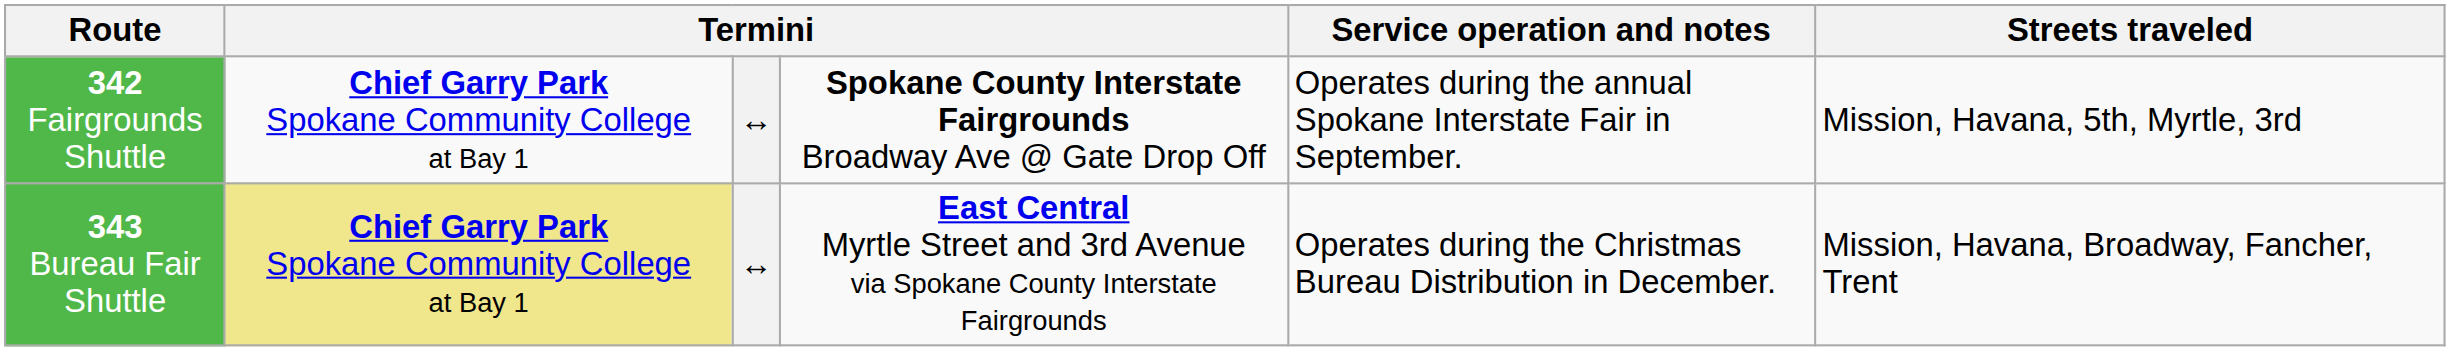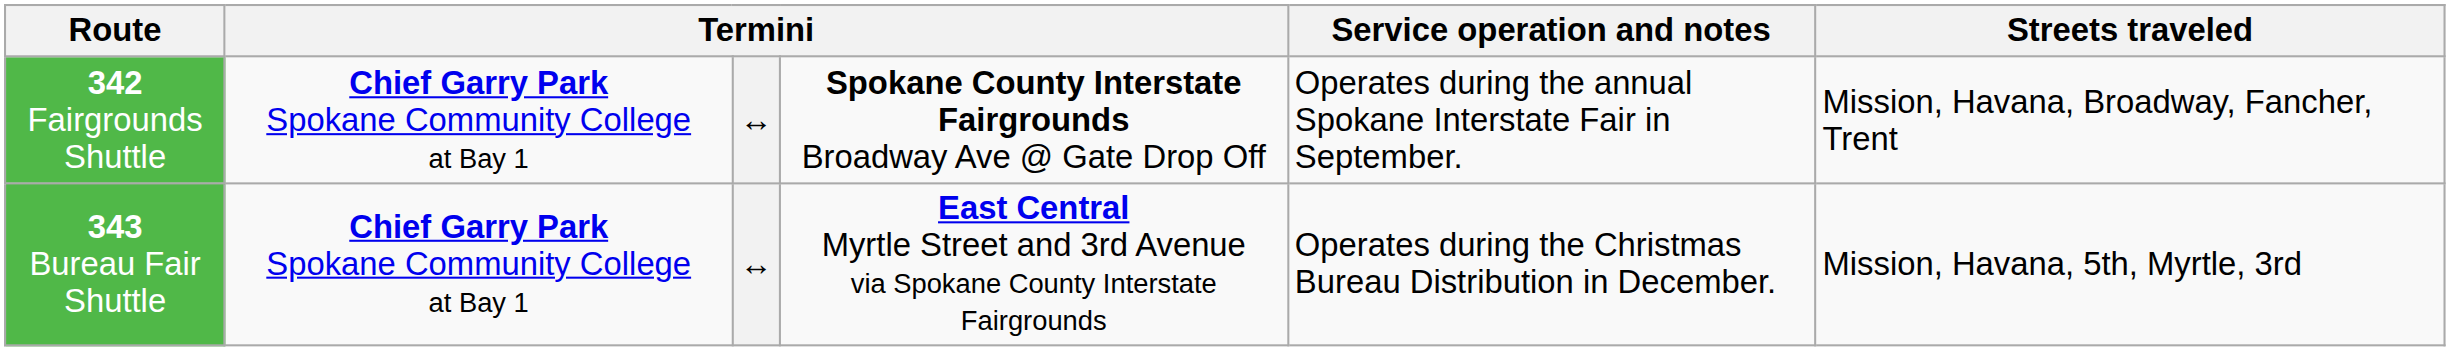(2062, 119) Mission, Havana, 5th, Myrtle, 3rd -> (2097, 119) Mission, Havana, Broadway, Fancher, Trent
(479, 263) khaki background -> (479, 263) no background
(2097, 263) Mission, Havana, Broadway, Fancher, Trent -> (2062, 263) Mission, Havana, 5th, Myrtle, 3rd
